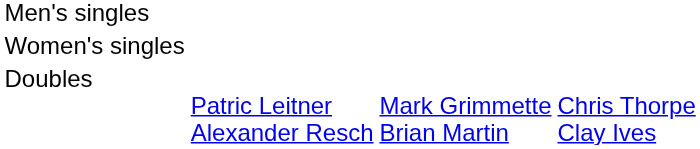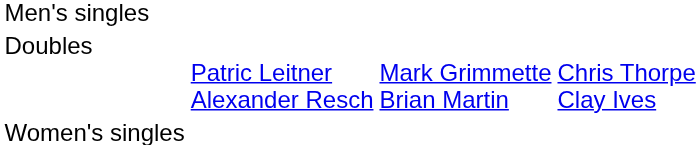rows swapped: (95, 45) <-> (49, 78)
